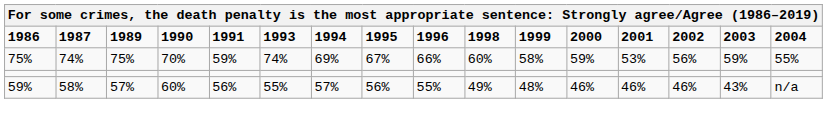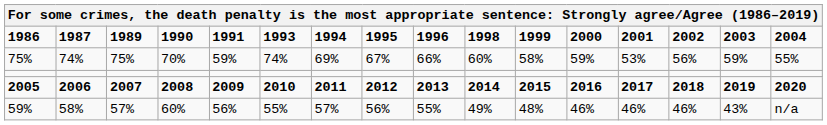+ row: (24, 87)
